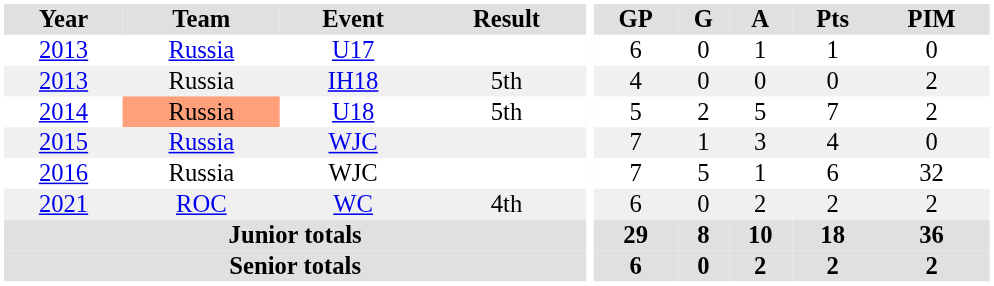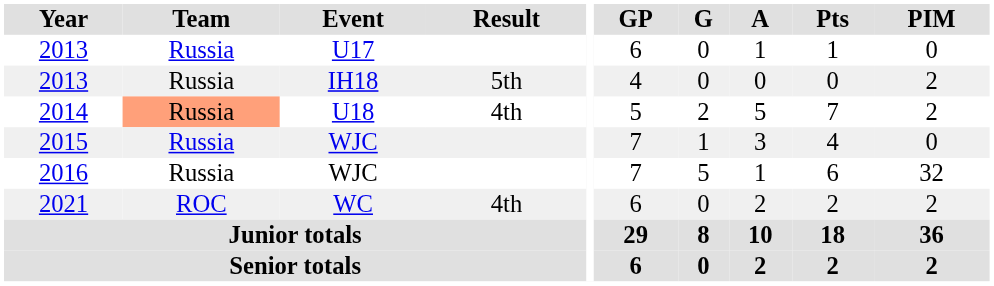(506, 111) 5th -> (506, 111) 4th
